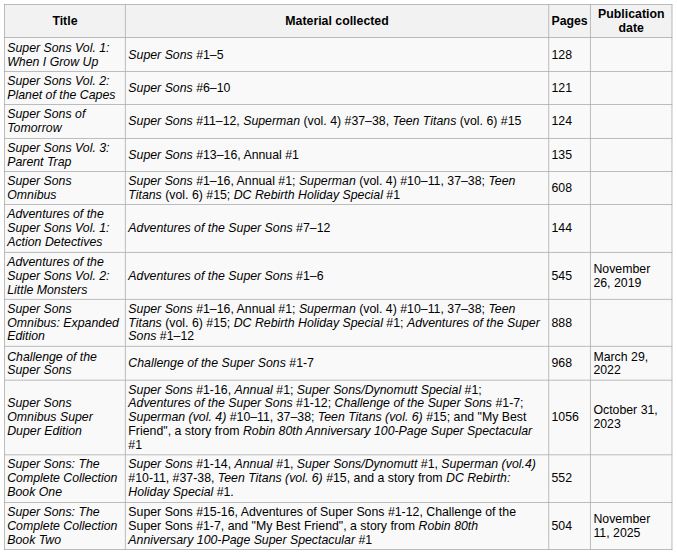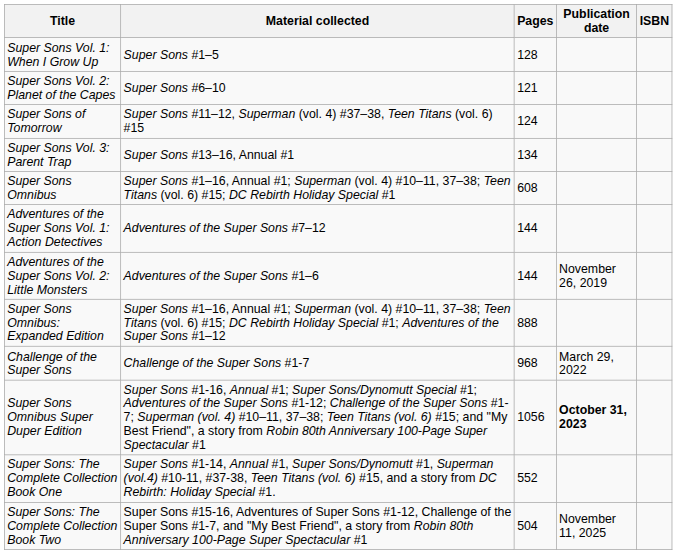+ column: (654, 21)
(562, 154) 135 -> (527, 154) 134
(562, 275) 545 -> (527, 275) 144
(626, 417) normal -> (593, 417) bold
